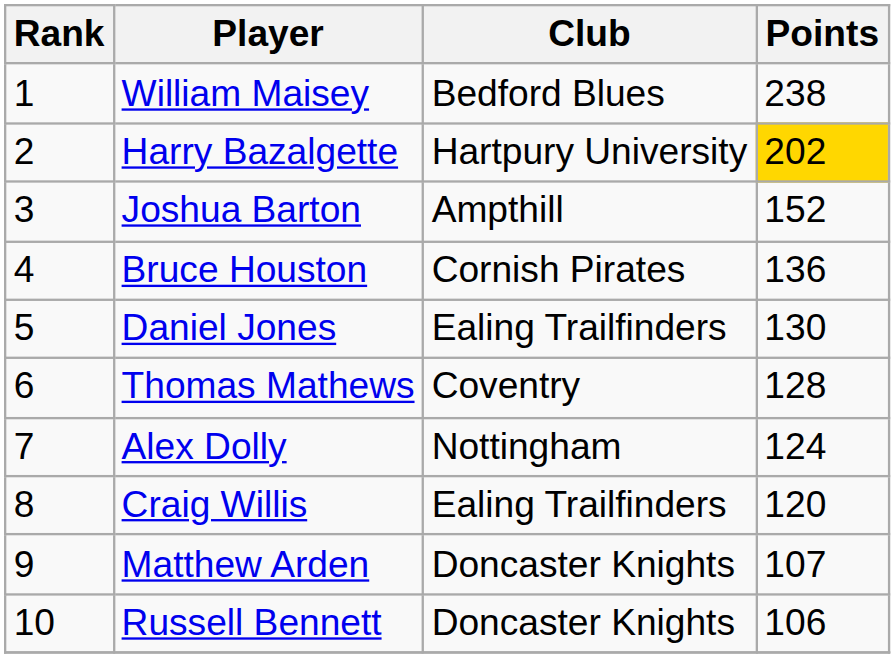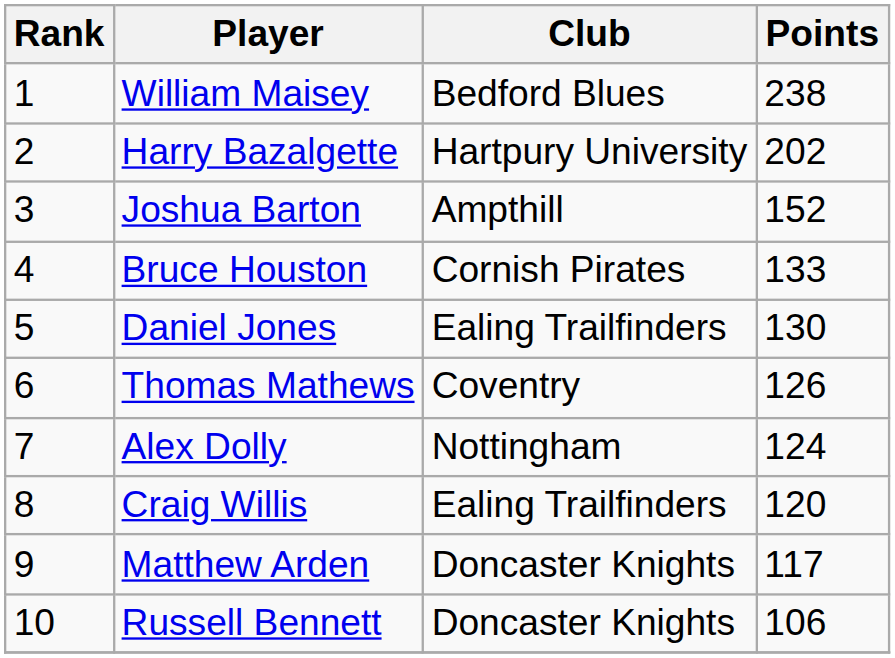(795, 151) gold background -> (795, 151) no background
(795, 269) 136 -> (795, 269) 133
(795, 387) 128 -> (795, 387) 126
(795, 563) 107 -> (794, 563) 117
